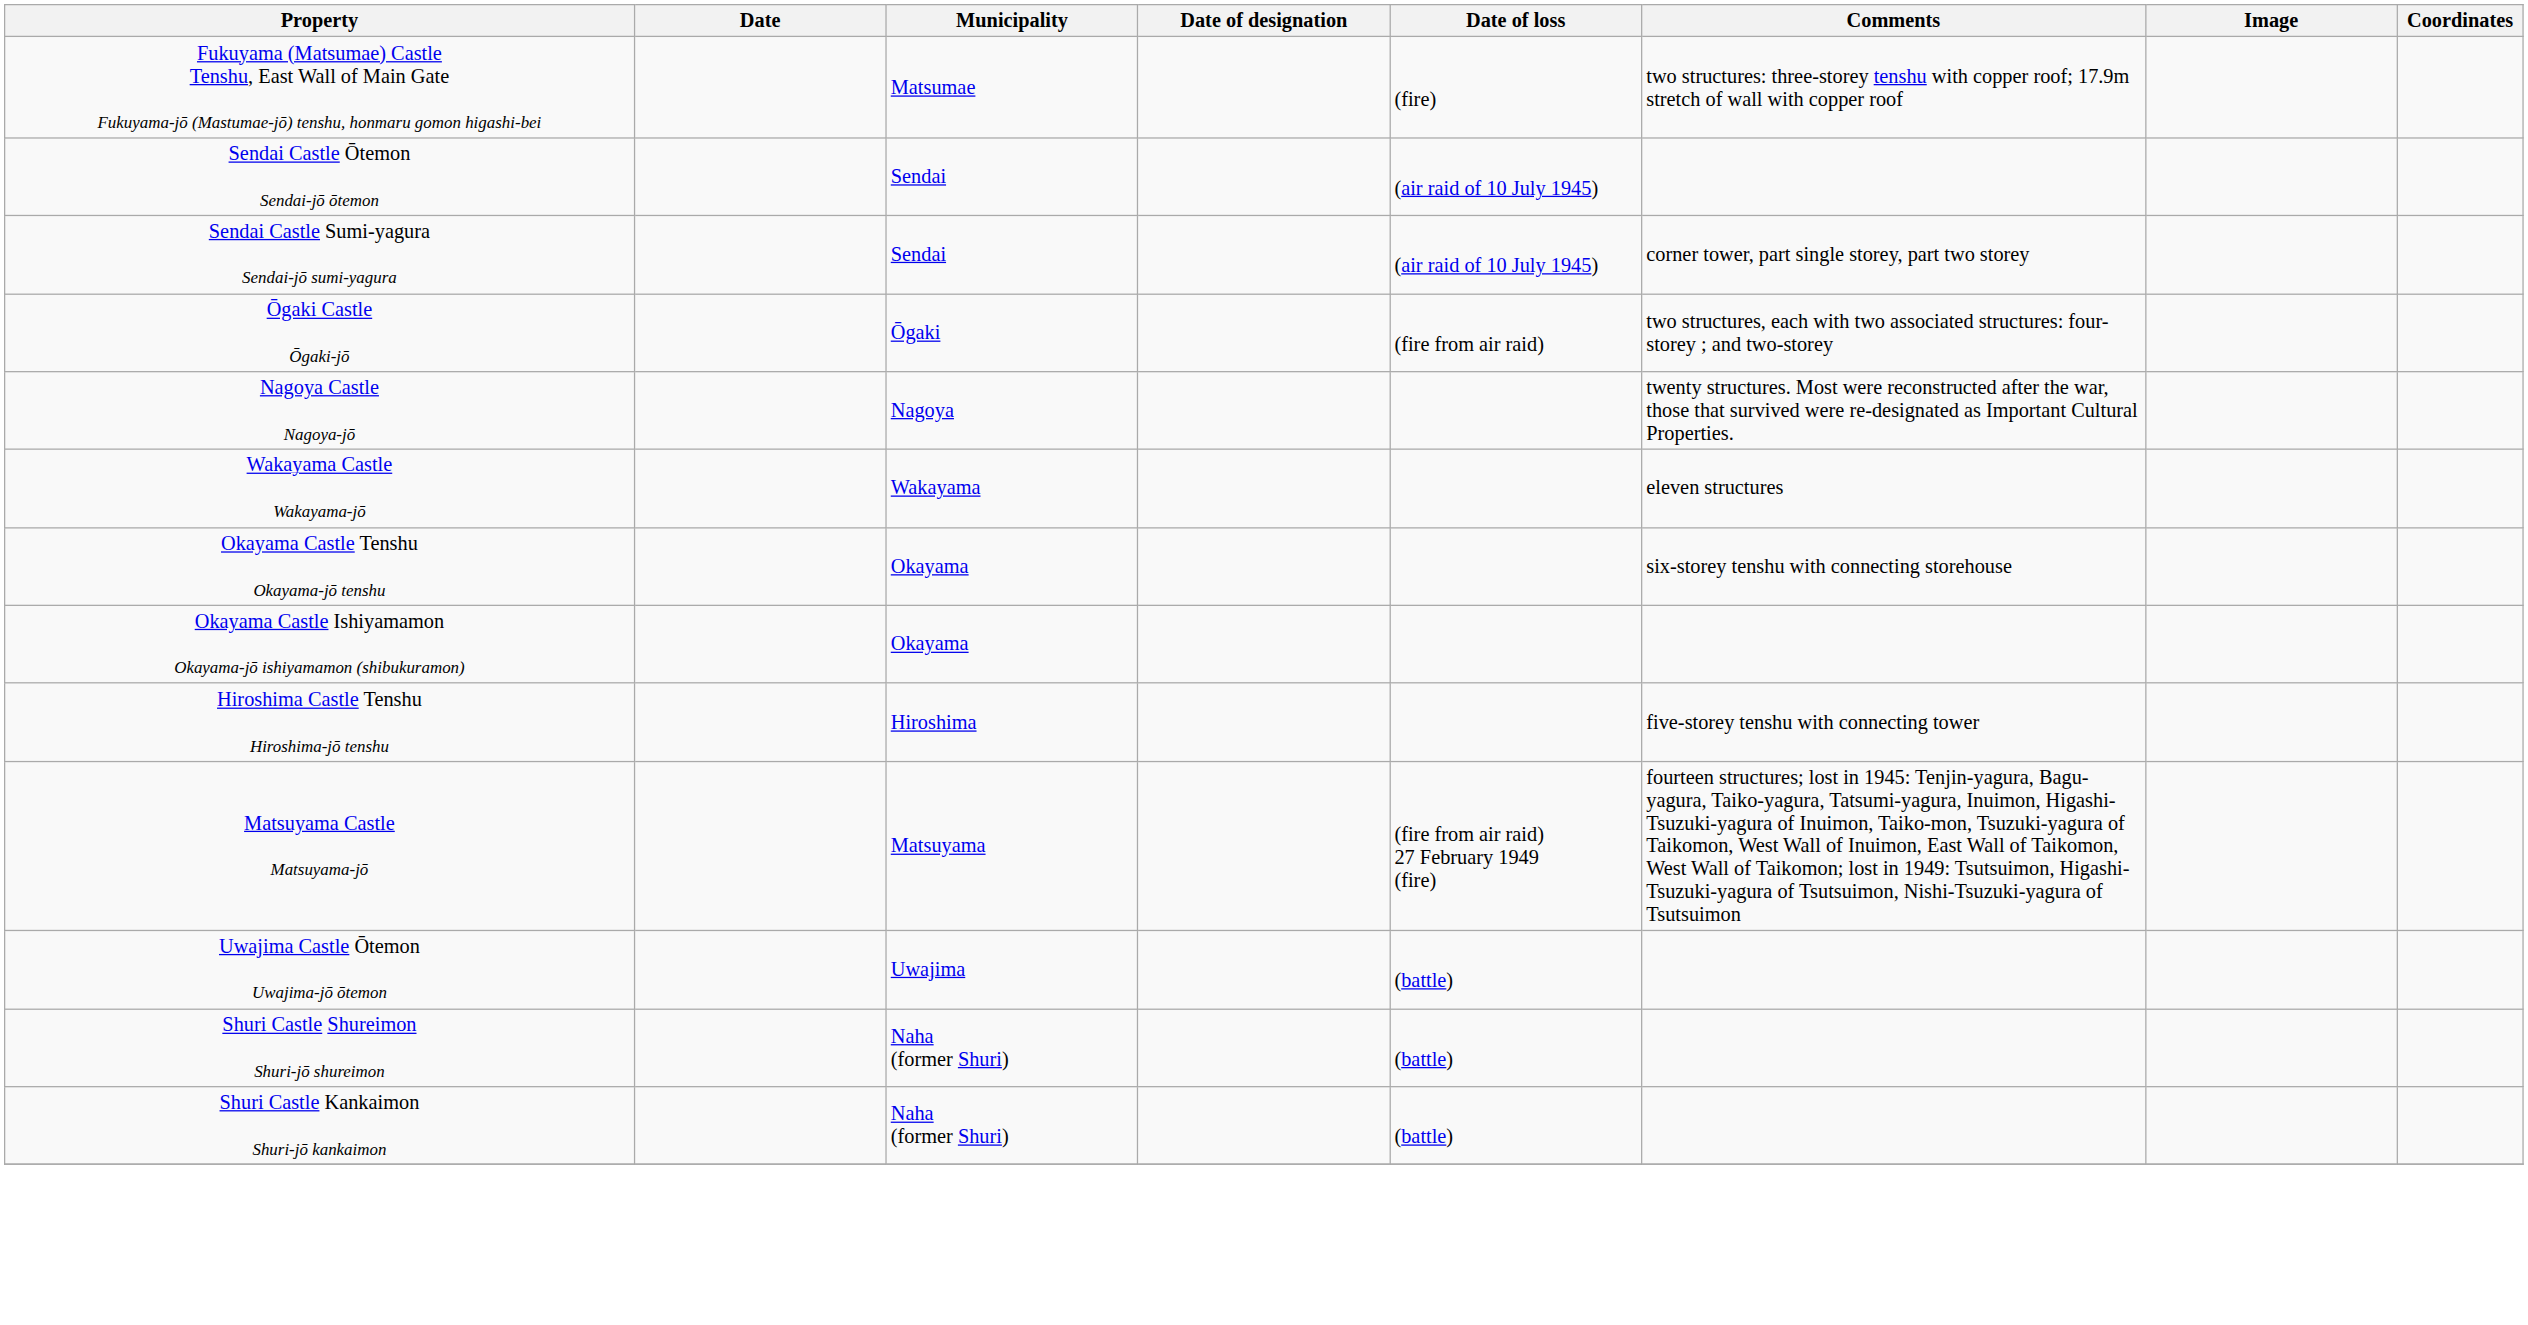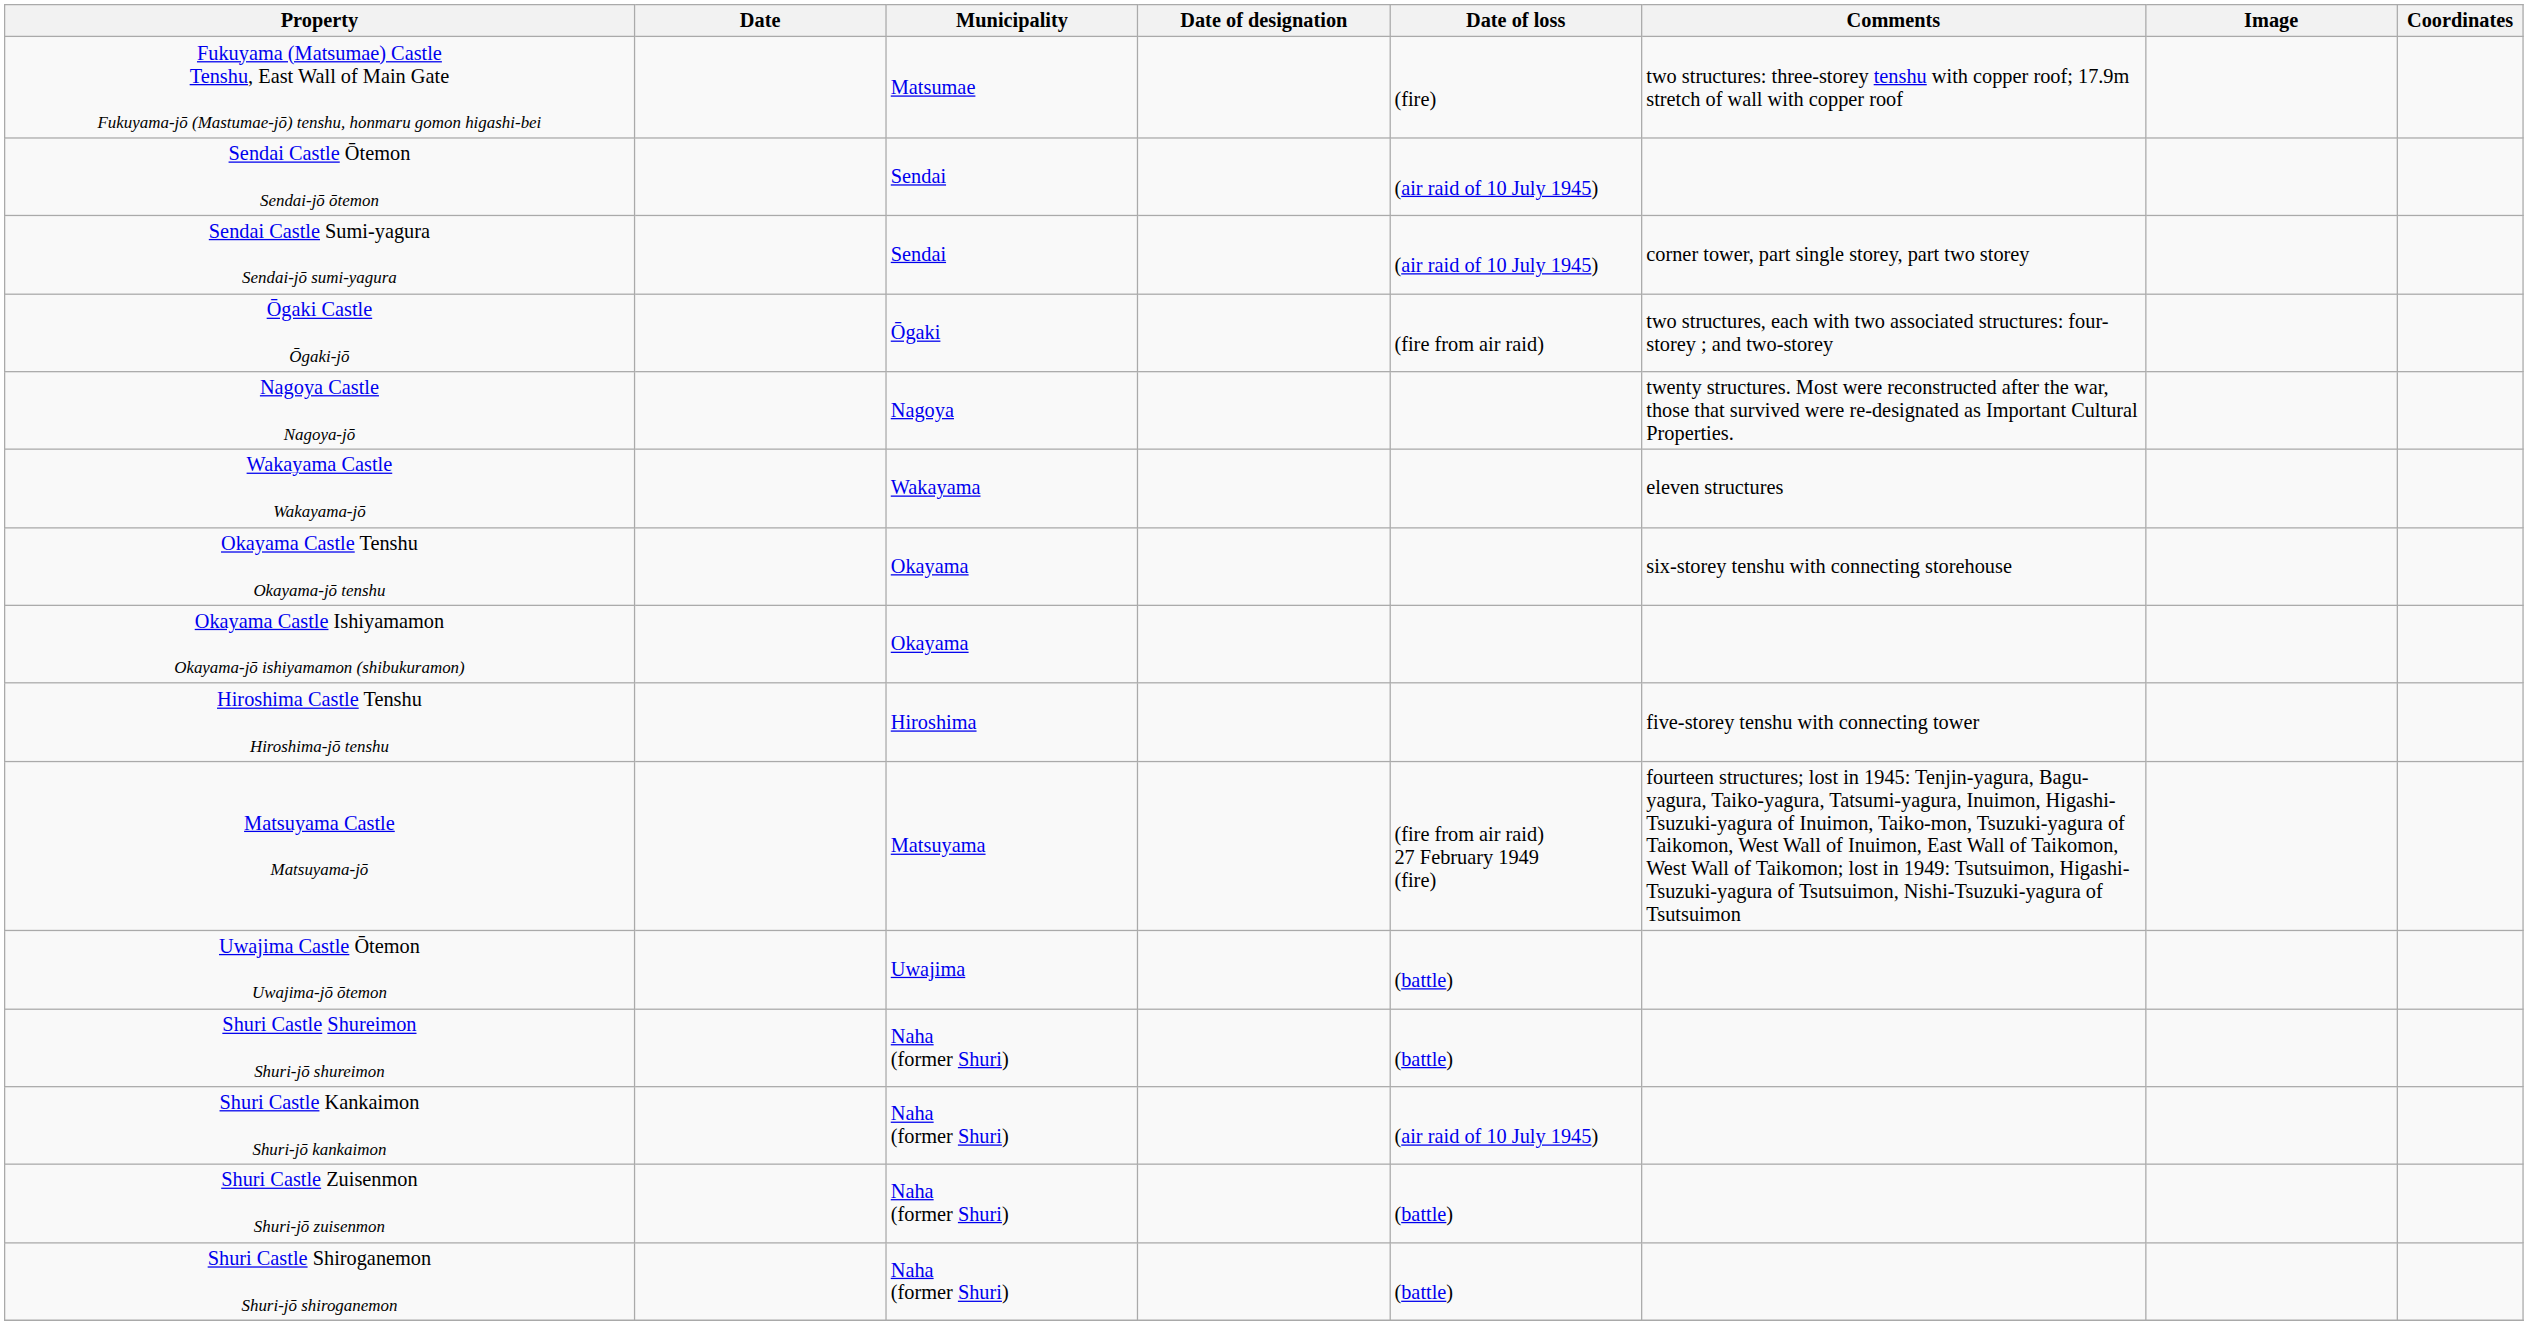(1424, 1136) (battle) -> (1496, 1136) (air raid of 10 July 1945)
+ row: (319, 1203)
+ row: (319, 1281)
